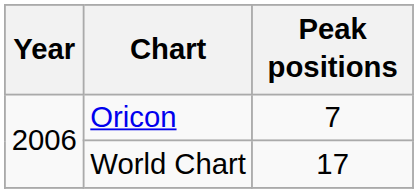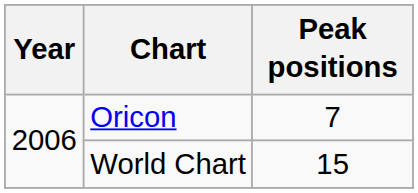(333, 163) 17 -> (333, 163) 15
